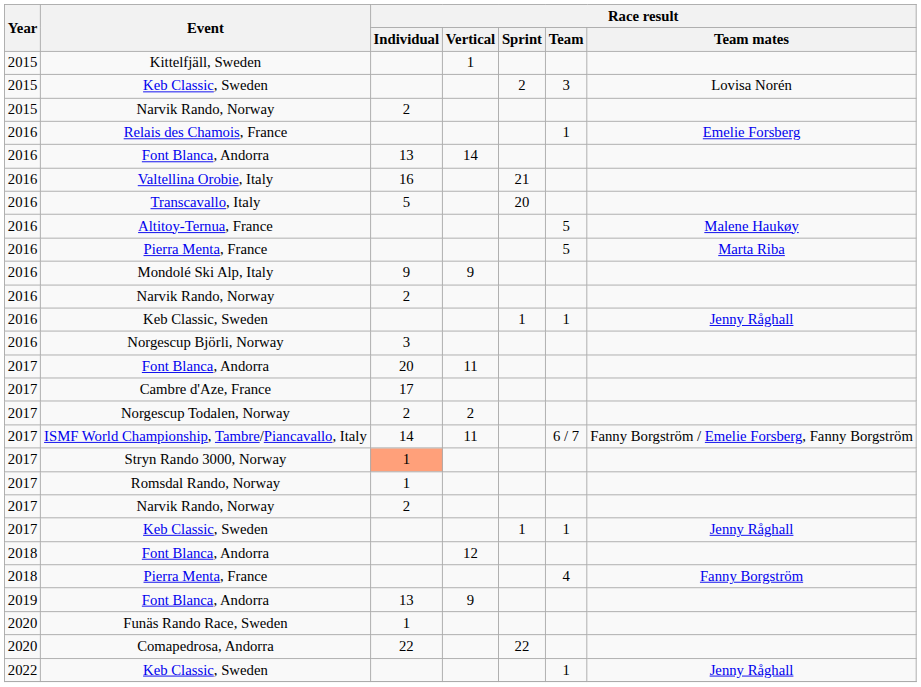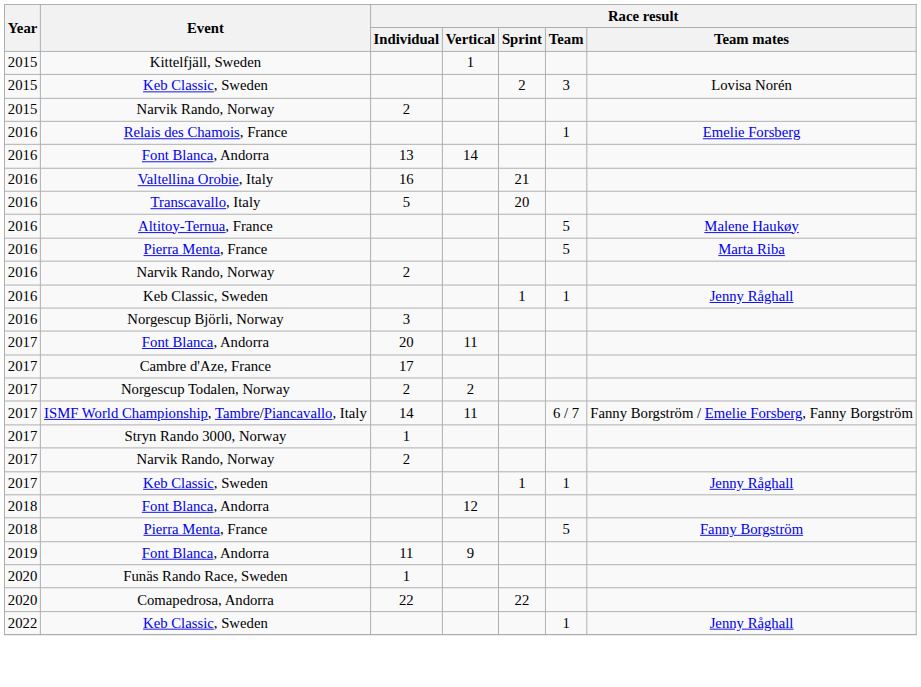- row: (23, 272)
(406, 459) lightsalmon background -> (406, 436) no background
- row: (23, 483)
(566, 576) 4 -> (566, 529) 5
(406, 599) 13 -> (406, 553) 11
